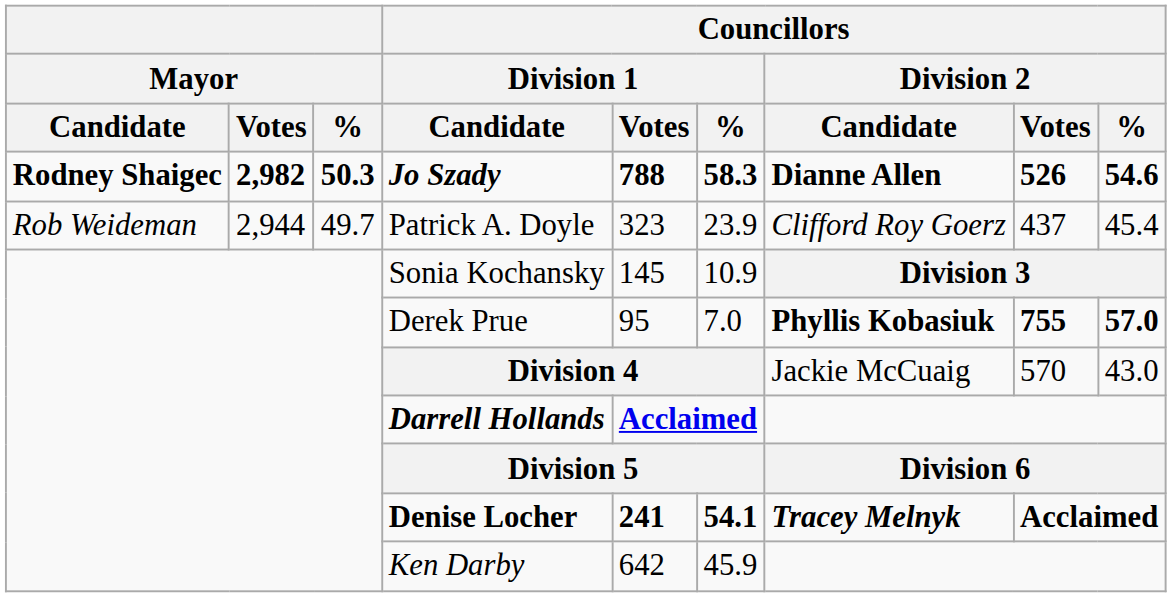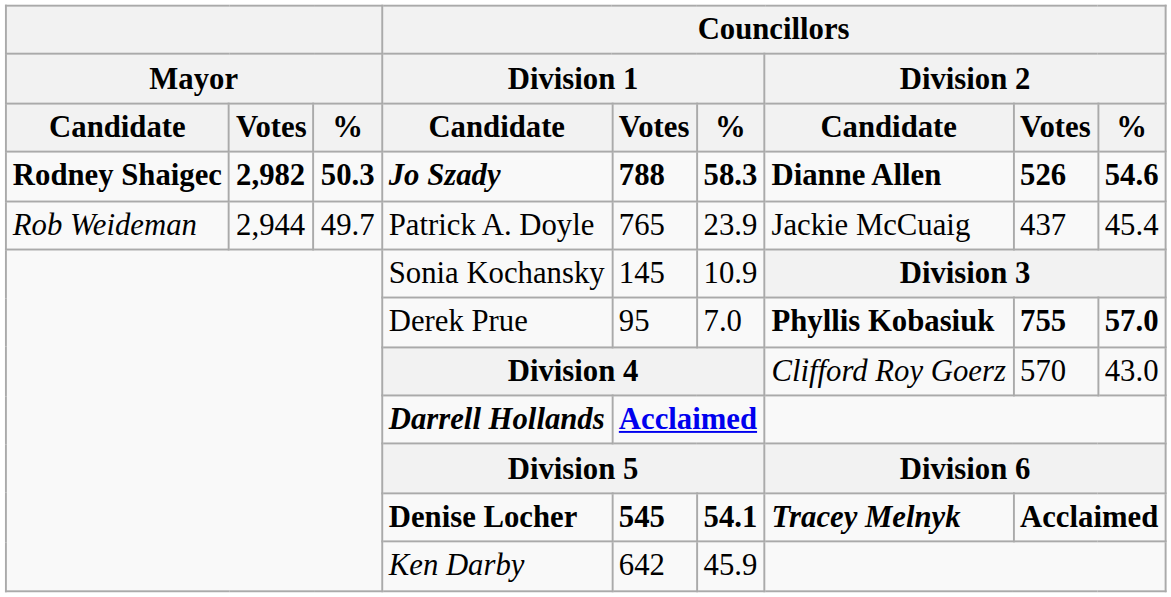(642, 224) 323 -> (642, 224) 765
(889, 224) Clifford Roy Goerz -> (871, 224) Jackie McCuaig
(871, 370) Jackie McCuaig -> (889, 370) Clifford Roy Goerz
(642, 516) 241 -> (642, 516) 545
